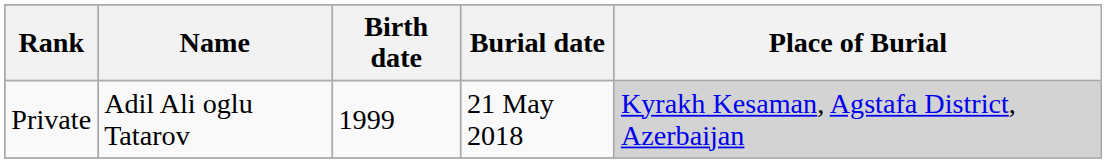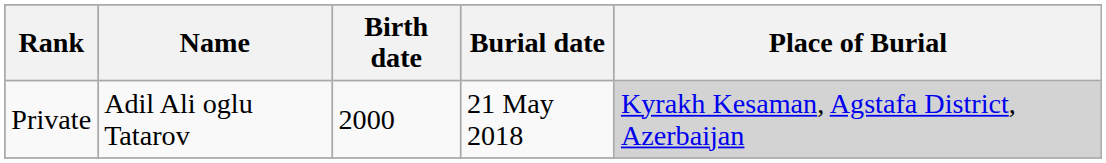(367, 119) 1999 -> (367, 119) 2000
